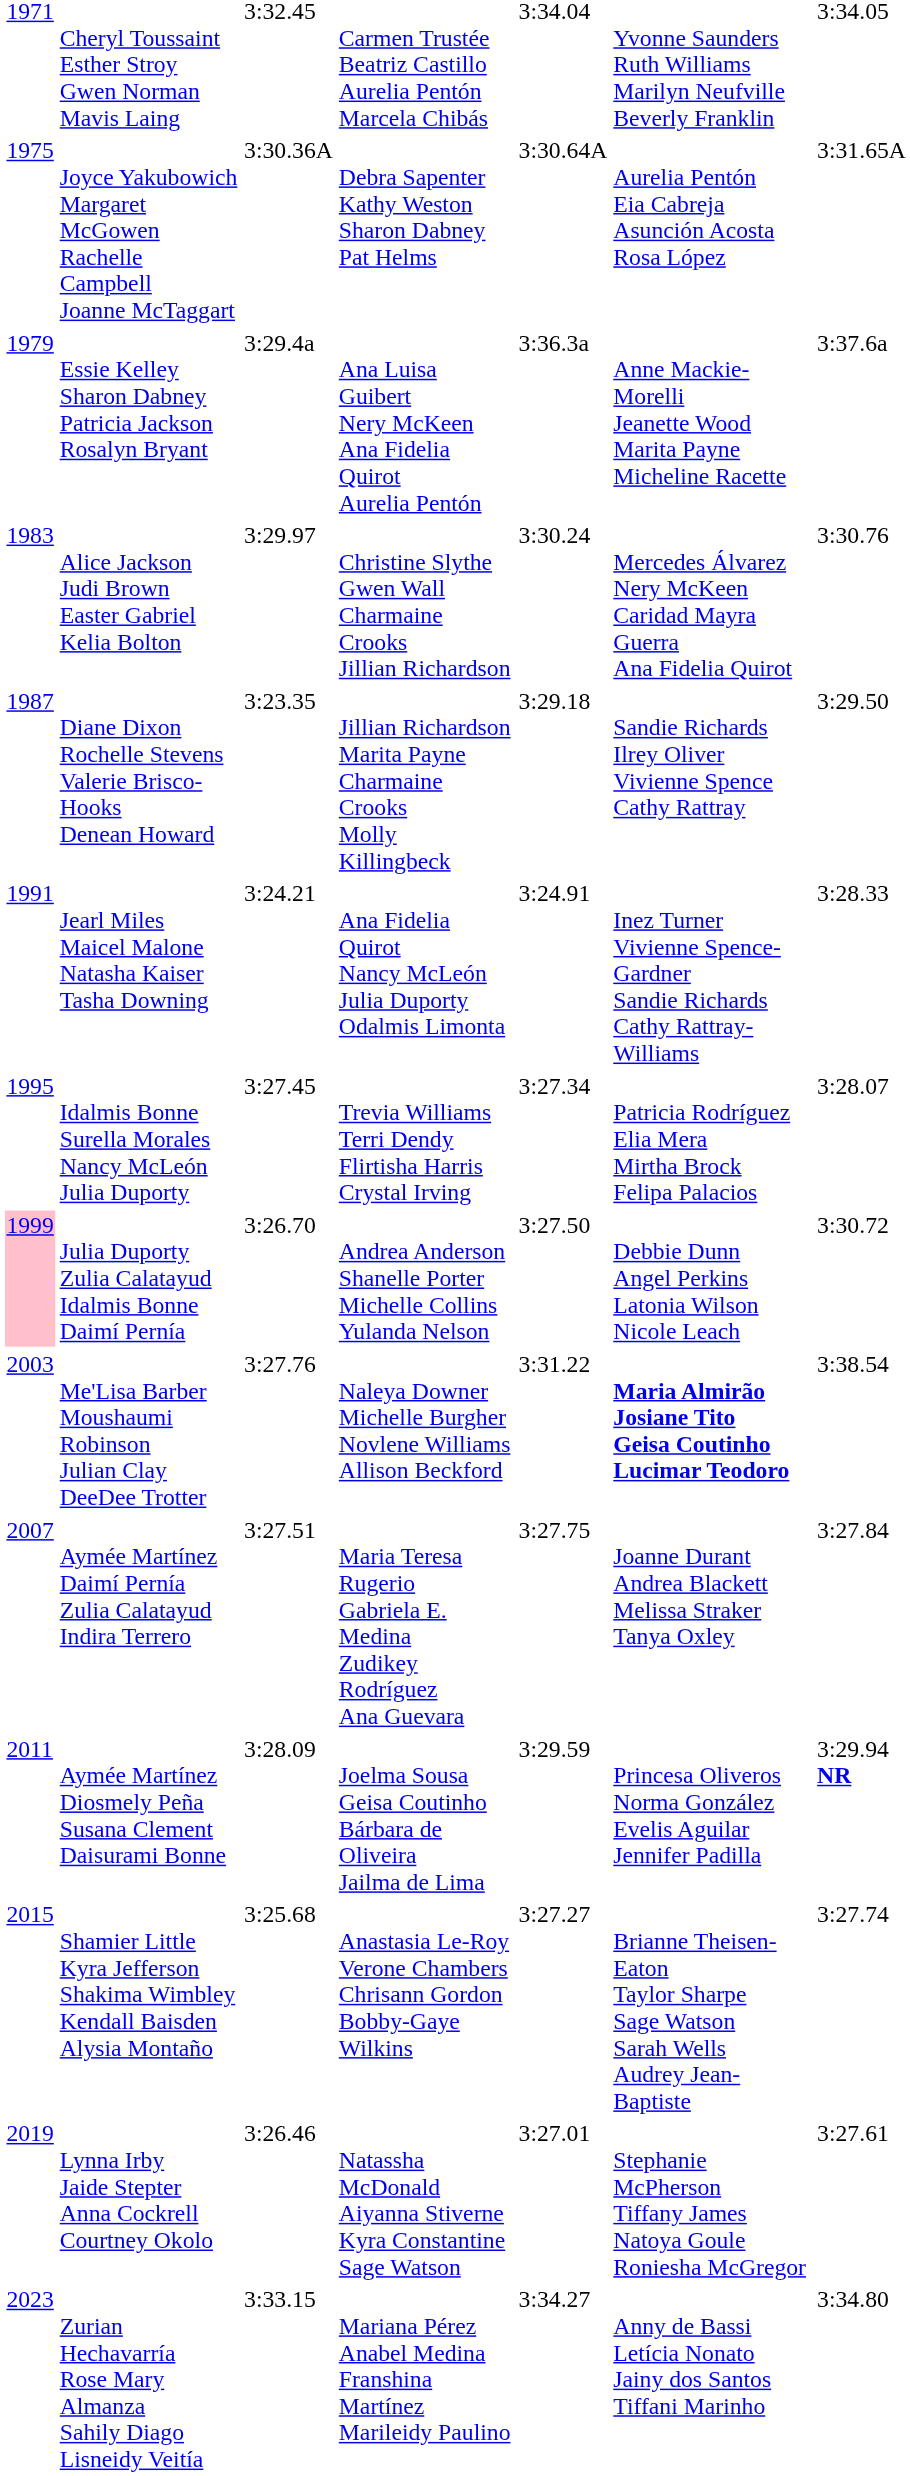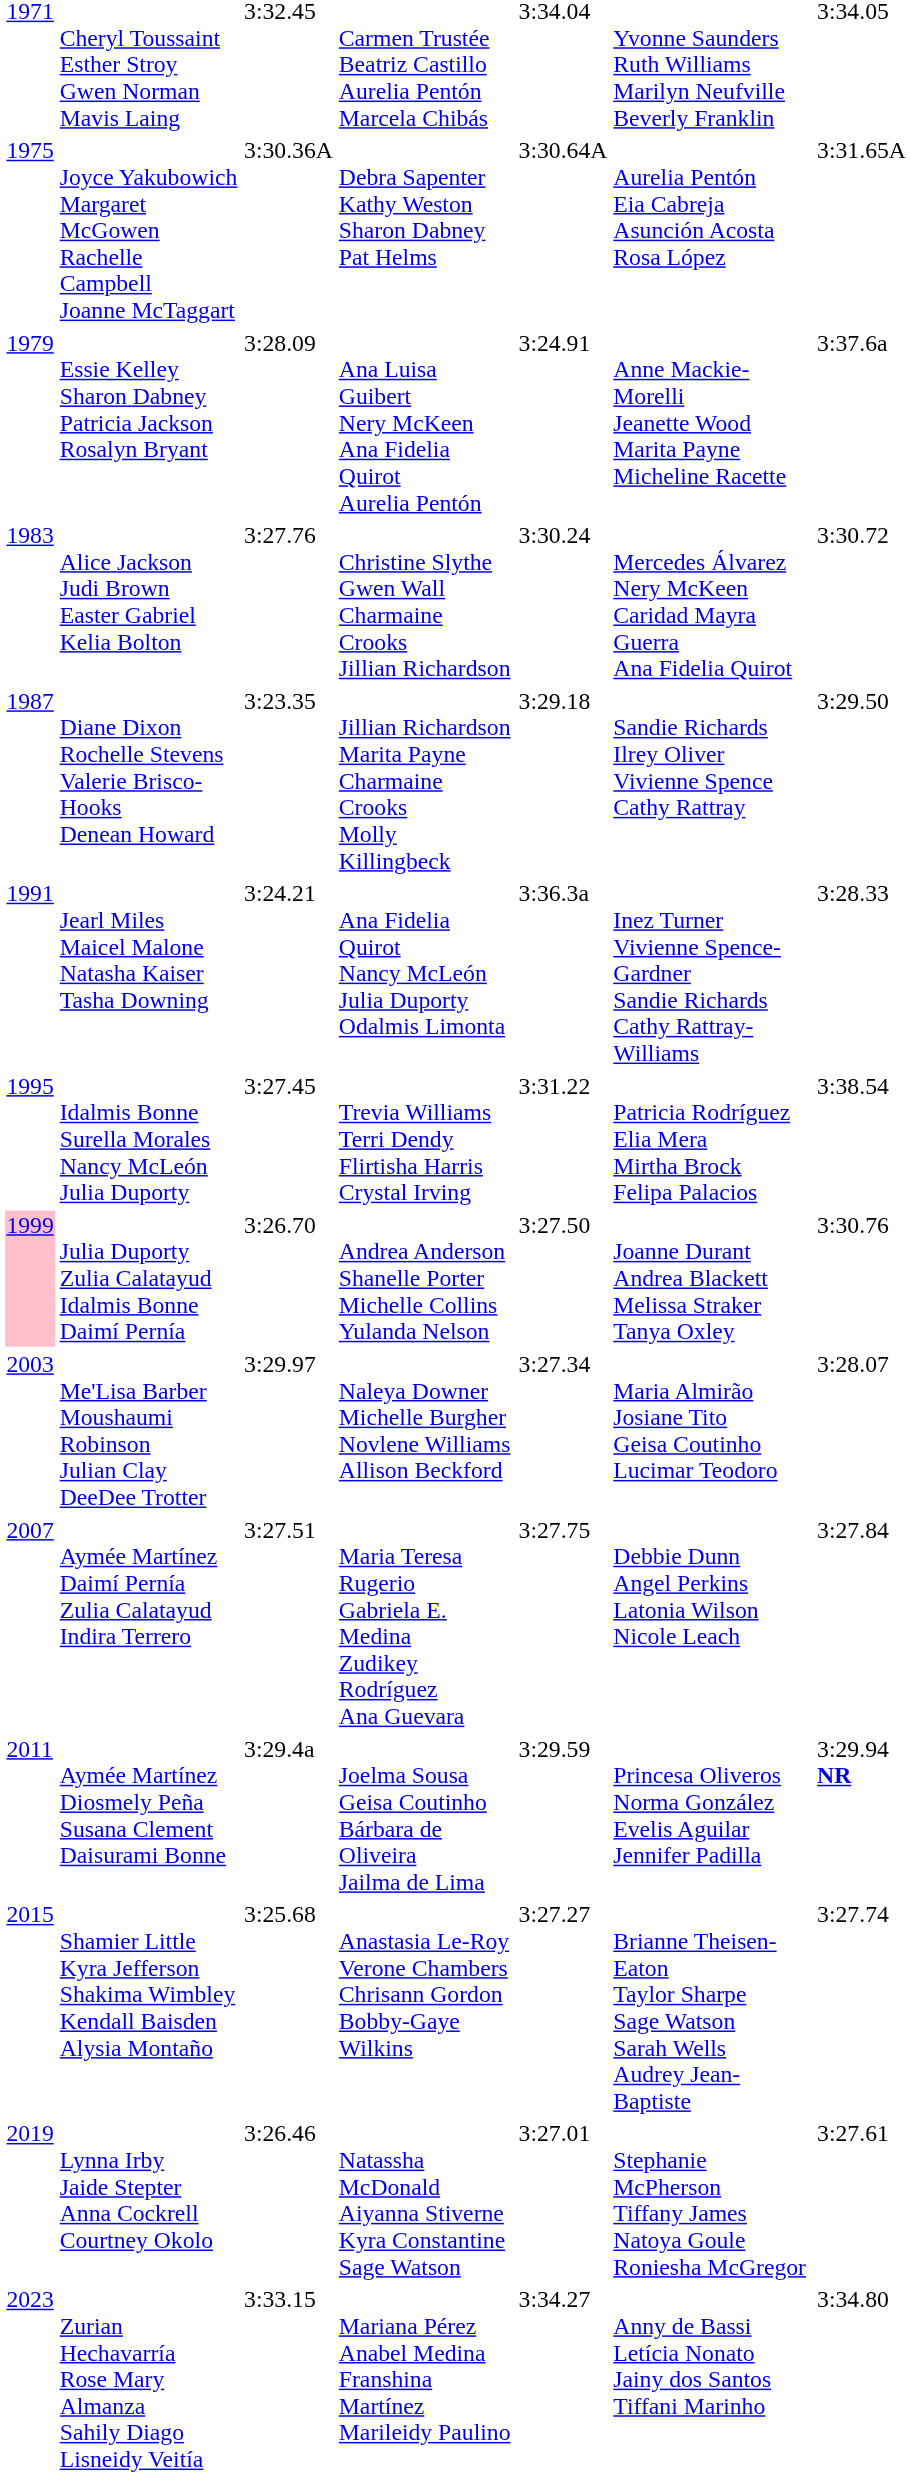(279, 343) 3:29.4a -> (280, 343) 3:28.09
(554, 343) 3:36.3a -> (554, 343) 3:24.91
(280, 535) 3:29.97 -> (280, 535) 3:27.76
(853, 535) 3:30.76 -> (853, 535) 3:30.72
(554, 893) 3:24.91 -> (554, 893) 3:36.3a
(554, 1086) 3:27.34 -> (554, 1086) 3:31.22
(853, 1086) 3:28.07 -> (853, 1086) 3:38.54
(686, 1291) Debbie Dunn Angel Perkins Latonia Wilson Nicole Leach -> (691, 1291) Joanne Durant Andrea Blackett Melissa Straker Tanya Oxley
(853, 1225) 3:30.72 -> (853, 1225) 3:30.76
(280, 1364) 3:27.76 -> (280, 1364) 3:29.97
(554, 1364) 3:31.22 -> (554, 1364) 3:27.34
(701, 1430) bold -> (695, 1430) normal
(853, 1364) 3:38.54 -> (853, 1364) 3:28.07
(691, 1596) Joanne Durant Andrea Blackett Melissa Straker Tanya Oxley -> (686, 1596) Debbie Dunn Angel Perkins Latonia Wilson Nicole Leach
(280, 1749) 3:28.09 -> (279, 1749) 3:29.4a
